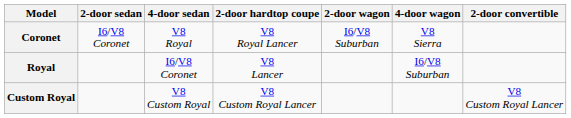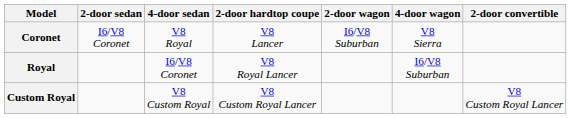(267, 37) V8 Royal Lancer -> (267, 37) V8 Lancer
(267, 67) V8 Lancer -> (267, 67) V8 Royal Lancer
